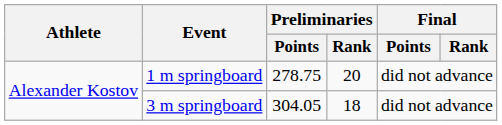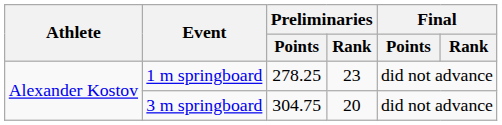(297, 76) 278.75 -> (297, 76) 278.25
(352, 76) 20 -> (352, 76) 23
(297, 105) 304.05 -> (297, 105) 304.75
(352, 105) 18 -> (352, 105) 20
